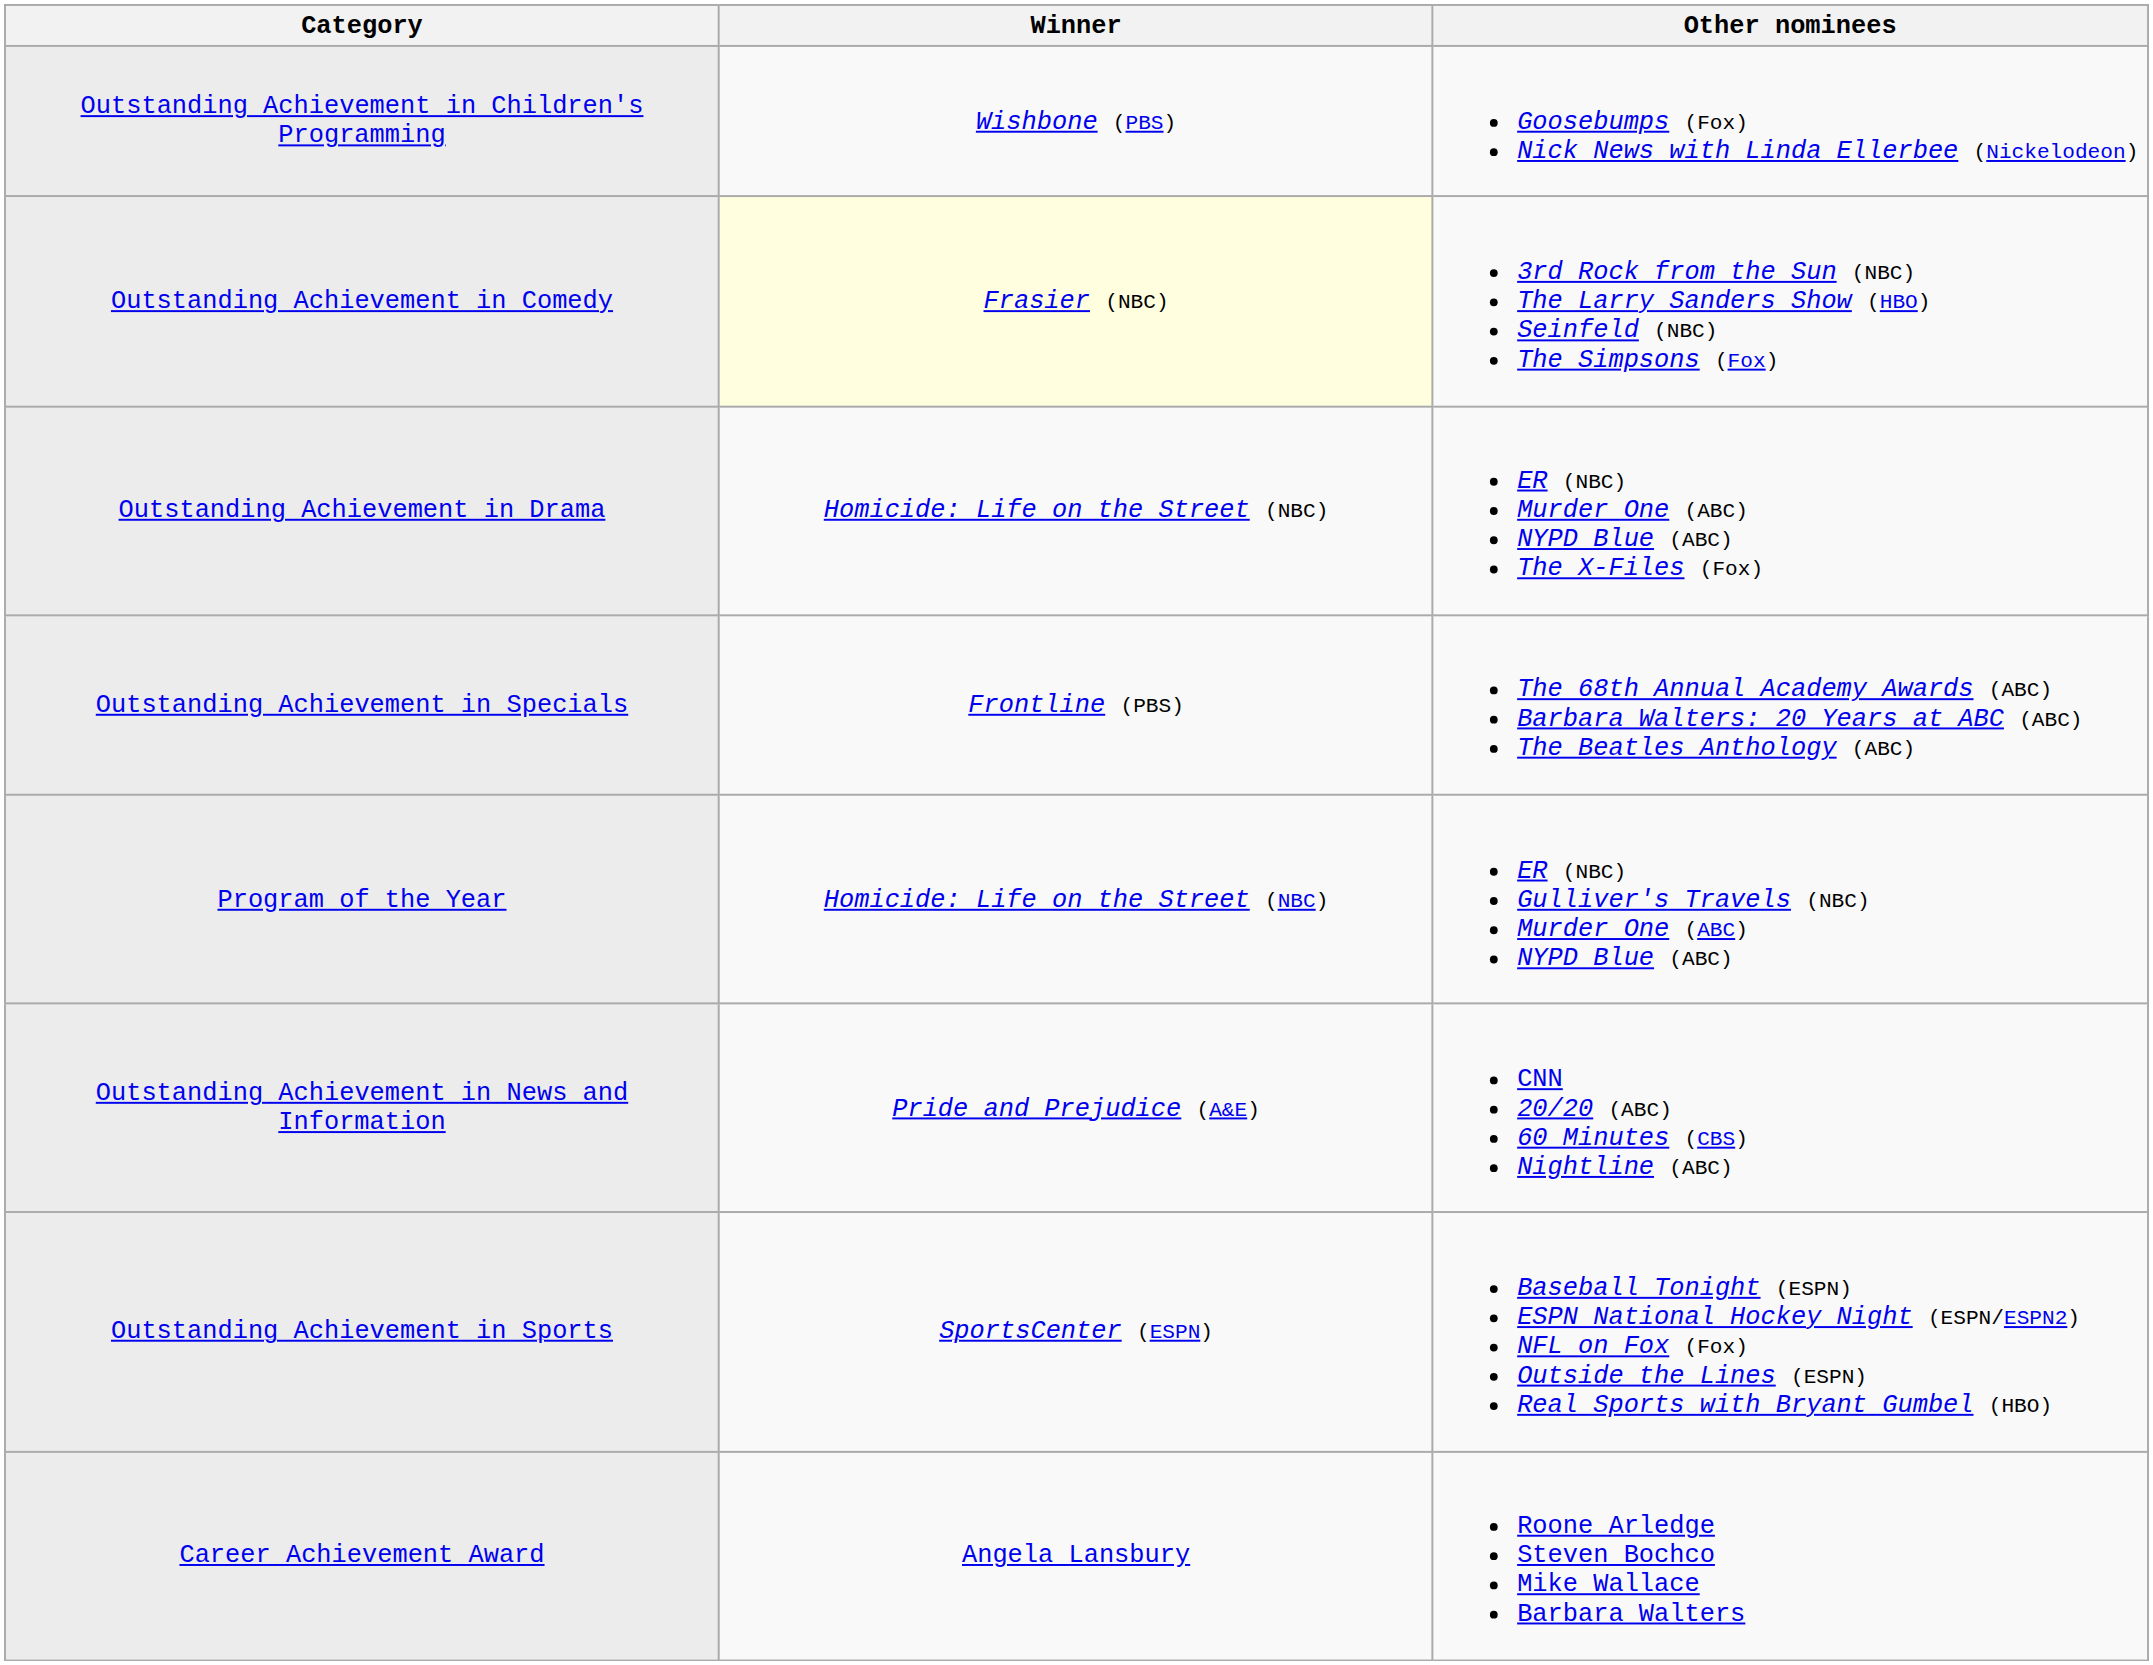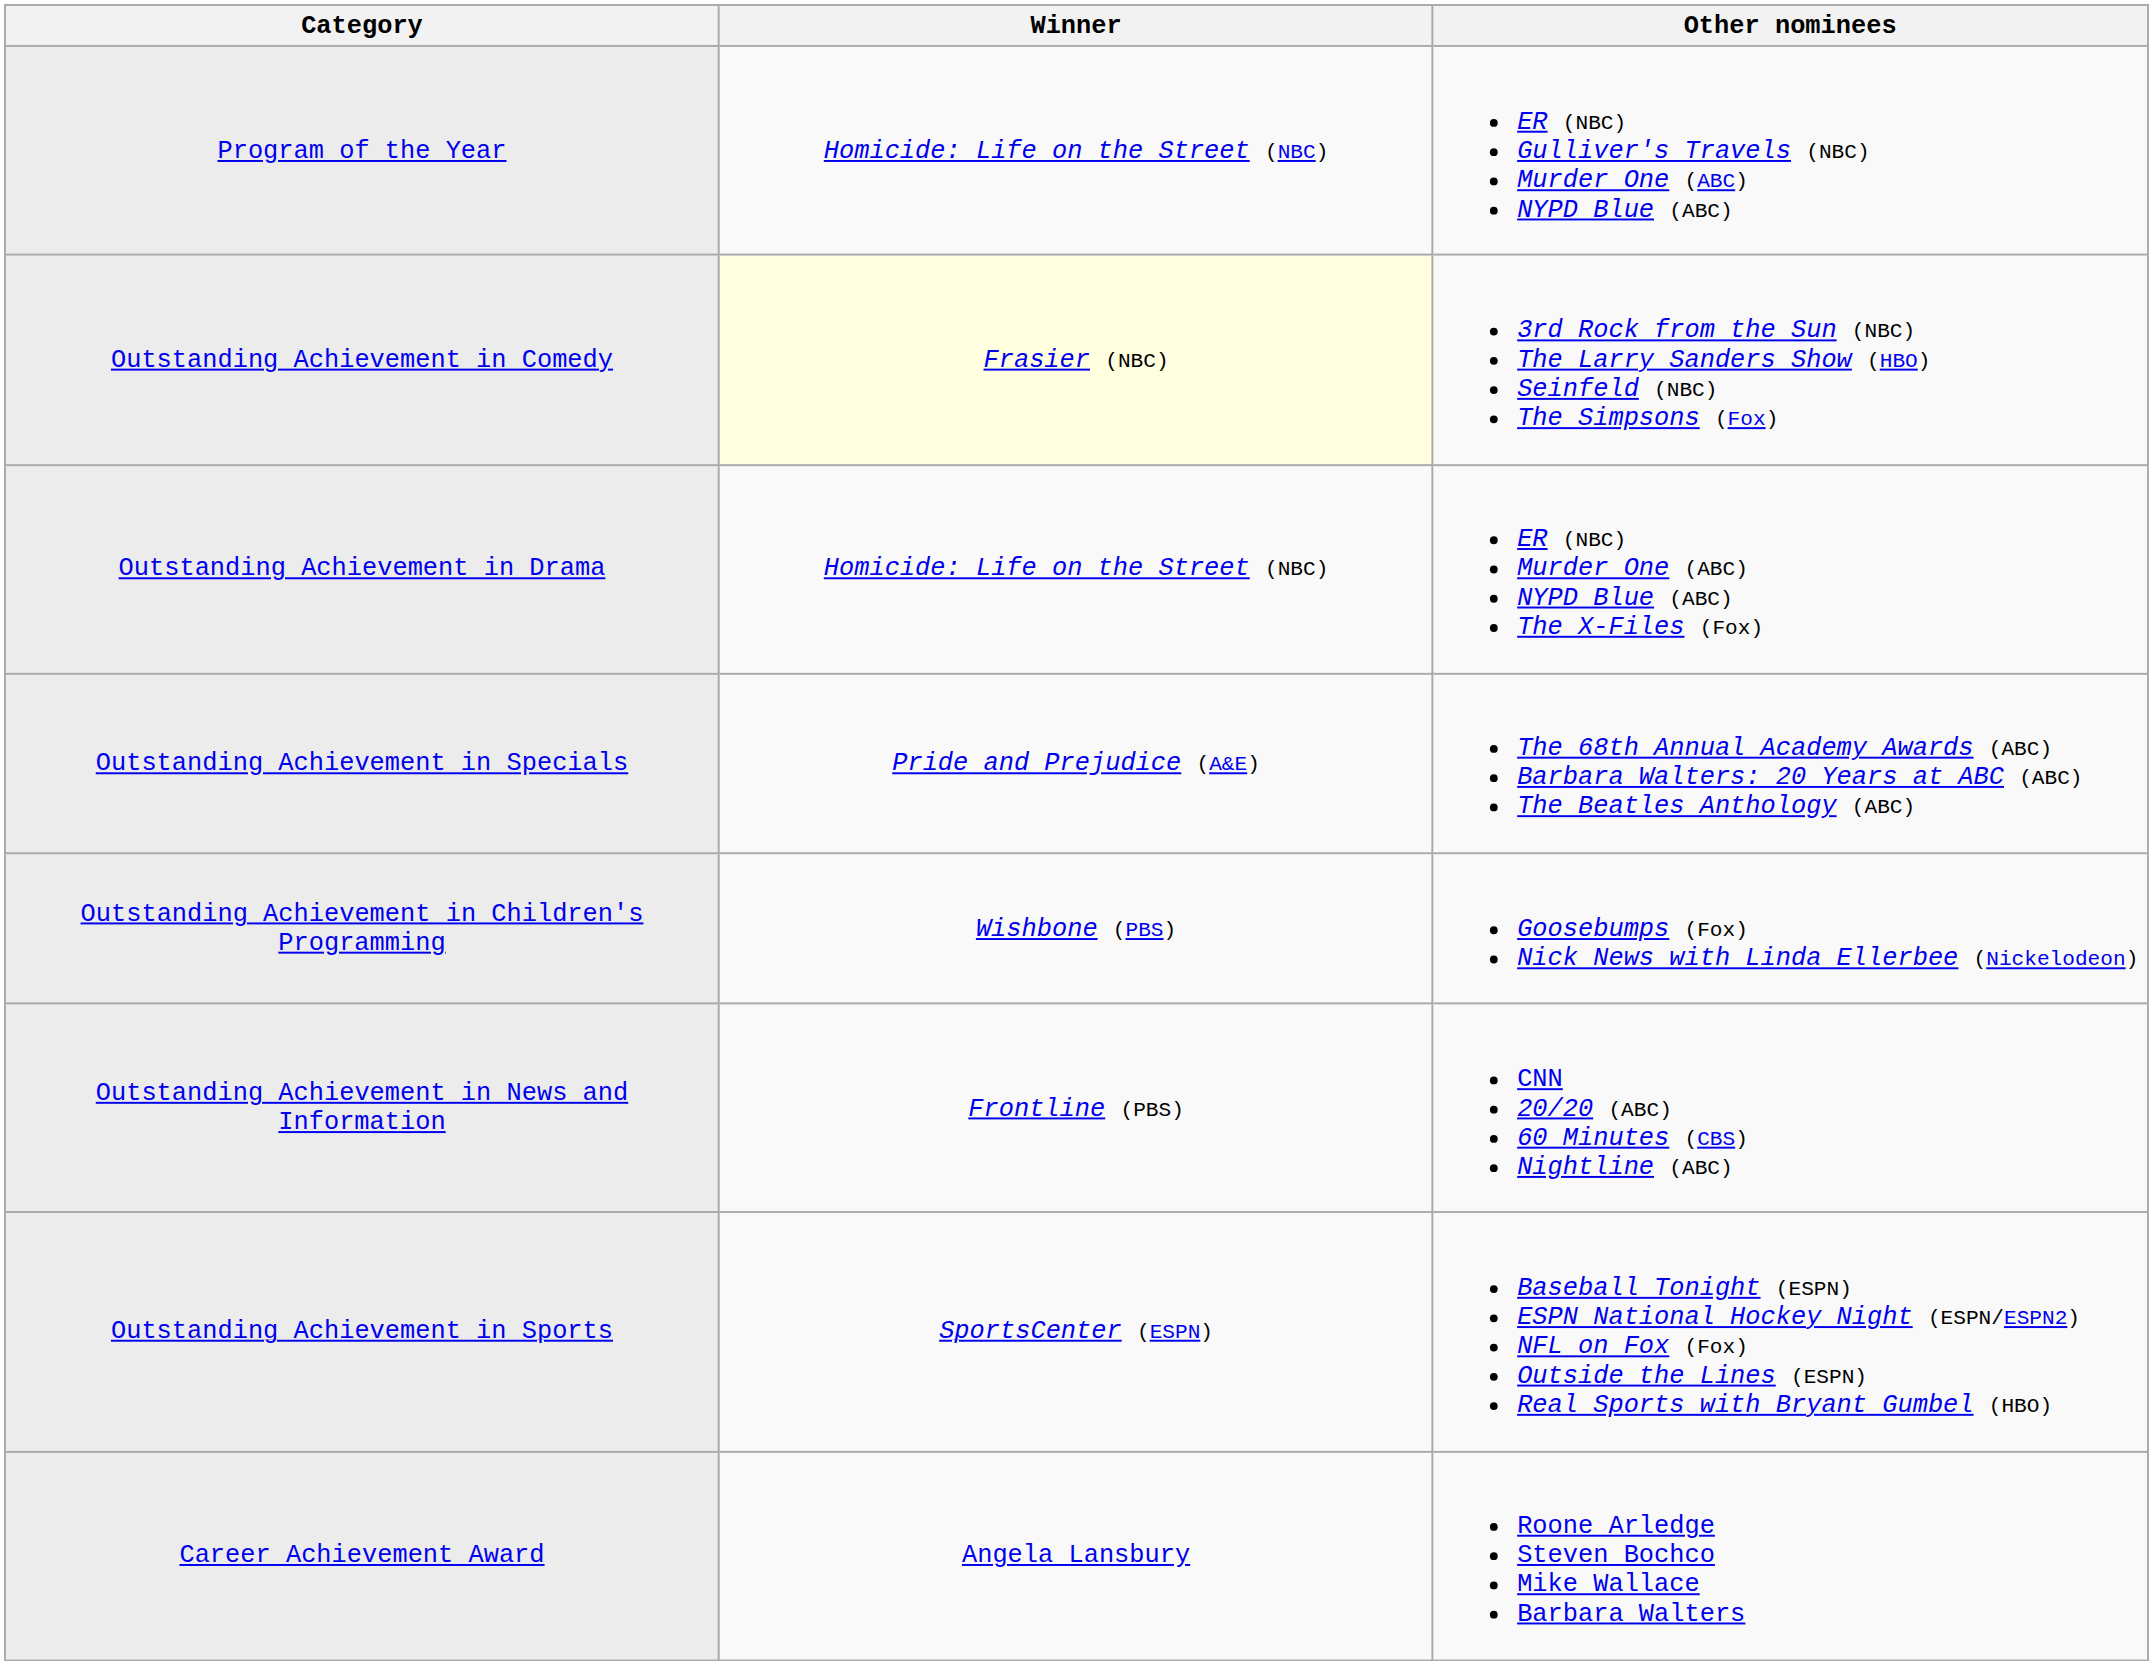rows swapped: (362, 899) <-> (362, 122)
(1076, 705) Frontline (PBS) -> (1076, 763) Pride and Prejudice (A&E)
(1076, 1108) Pride and Prejudice (A&E) -> (1076, 1108) Frontline (PBS)
